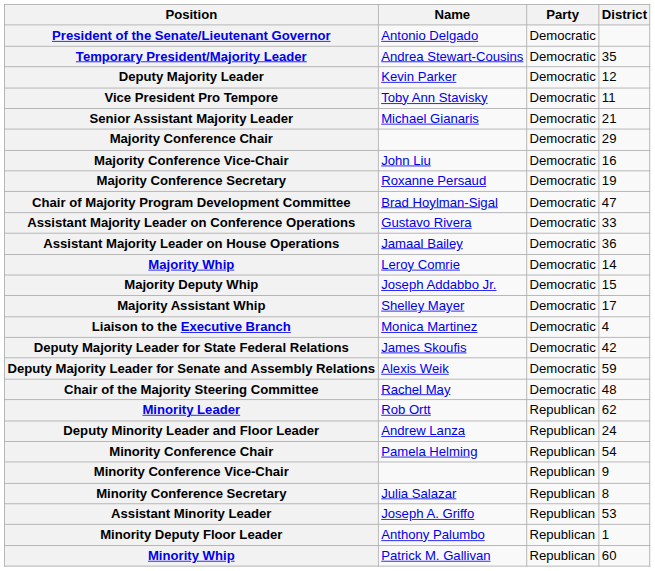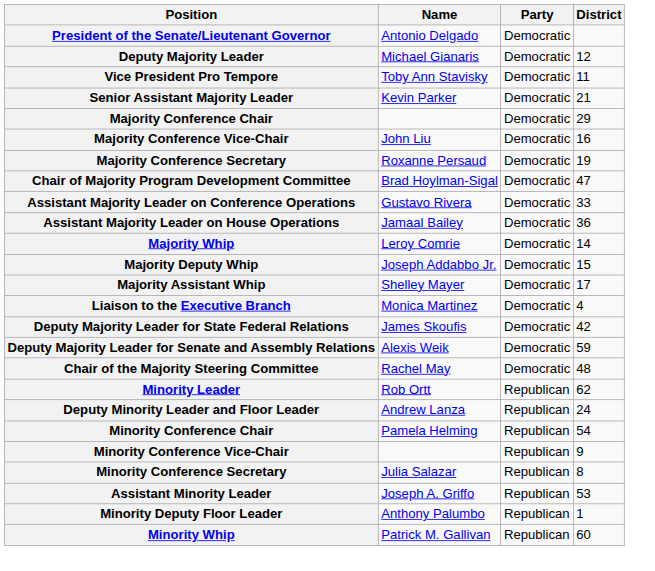- row: (191, 56)
(419, 77) Kevin Parker -> (430, 56) Michael Gianaris
(430, 118) Michael Gianaris -> (419, 98) Kevin Parker
